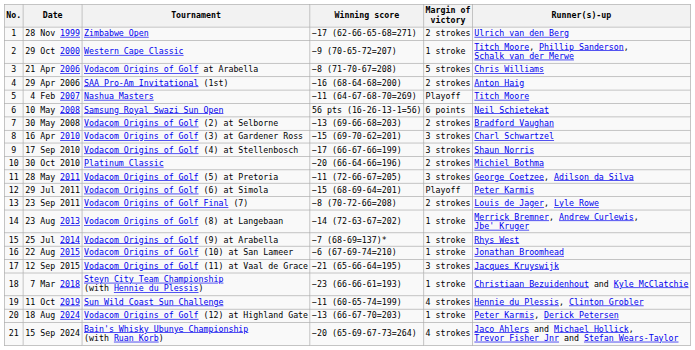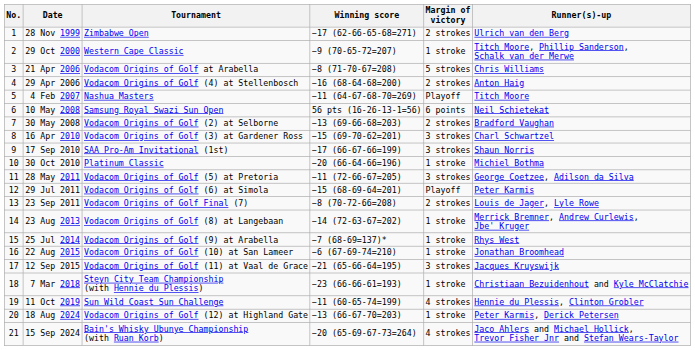(156, 84) SAA Pro-Am Invitational (1st) -> (191, 84) Vodacom Origins of Golf (4) at Stellenbosch
(191, 150) Vodacom Origins of Golf (4) at Stellenbosch -> (156, 150) SAA Pro-Am Invitational (1st)
(448, 164) 2 strokes -> (445, 164) 1 stroke
